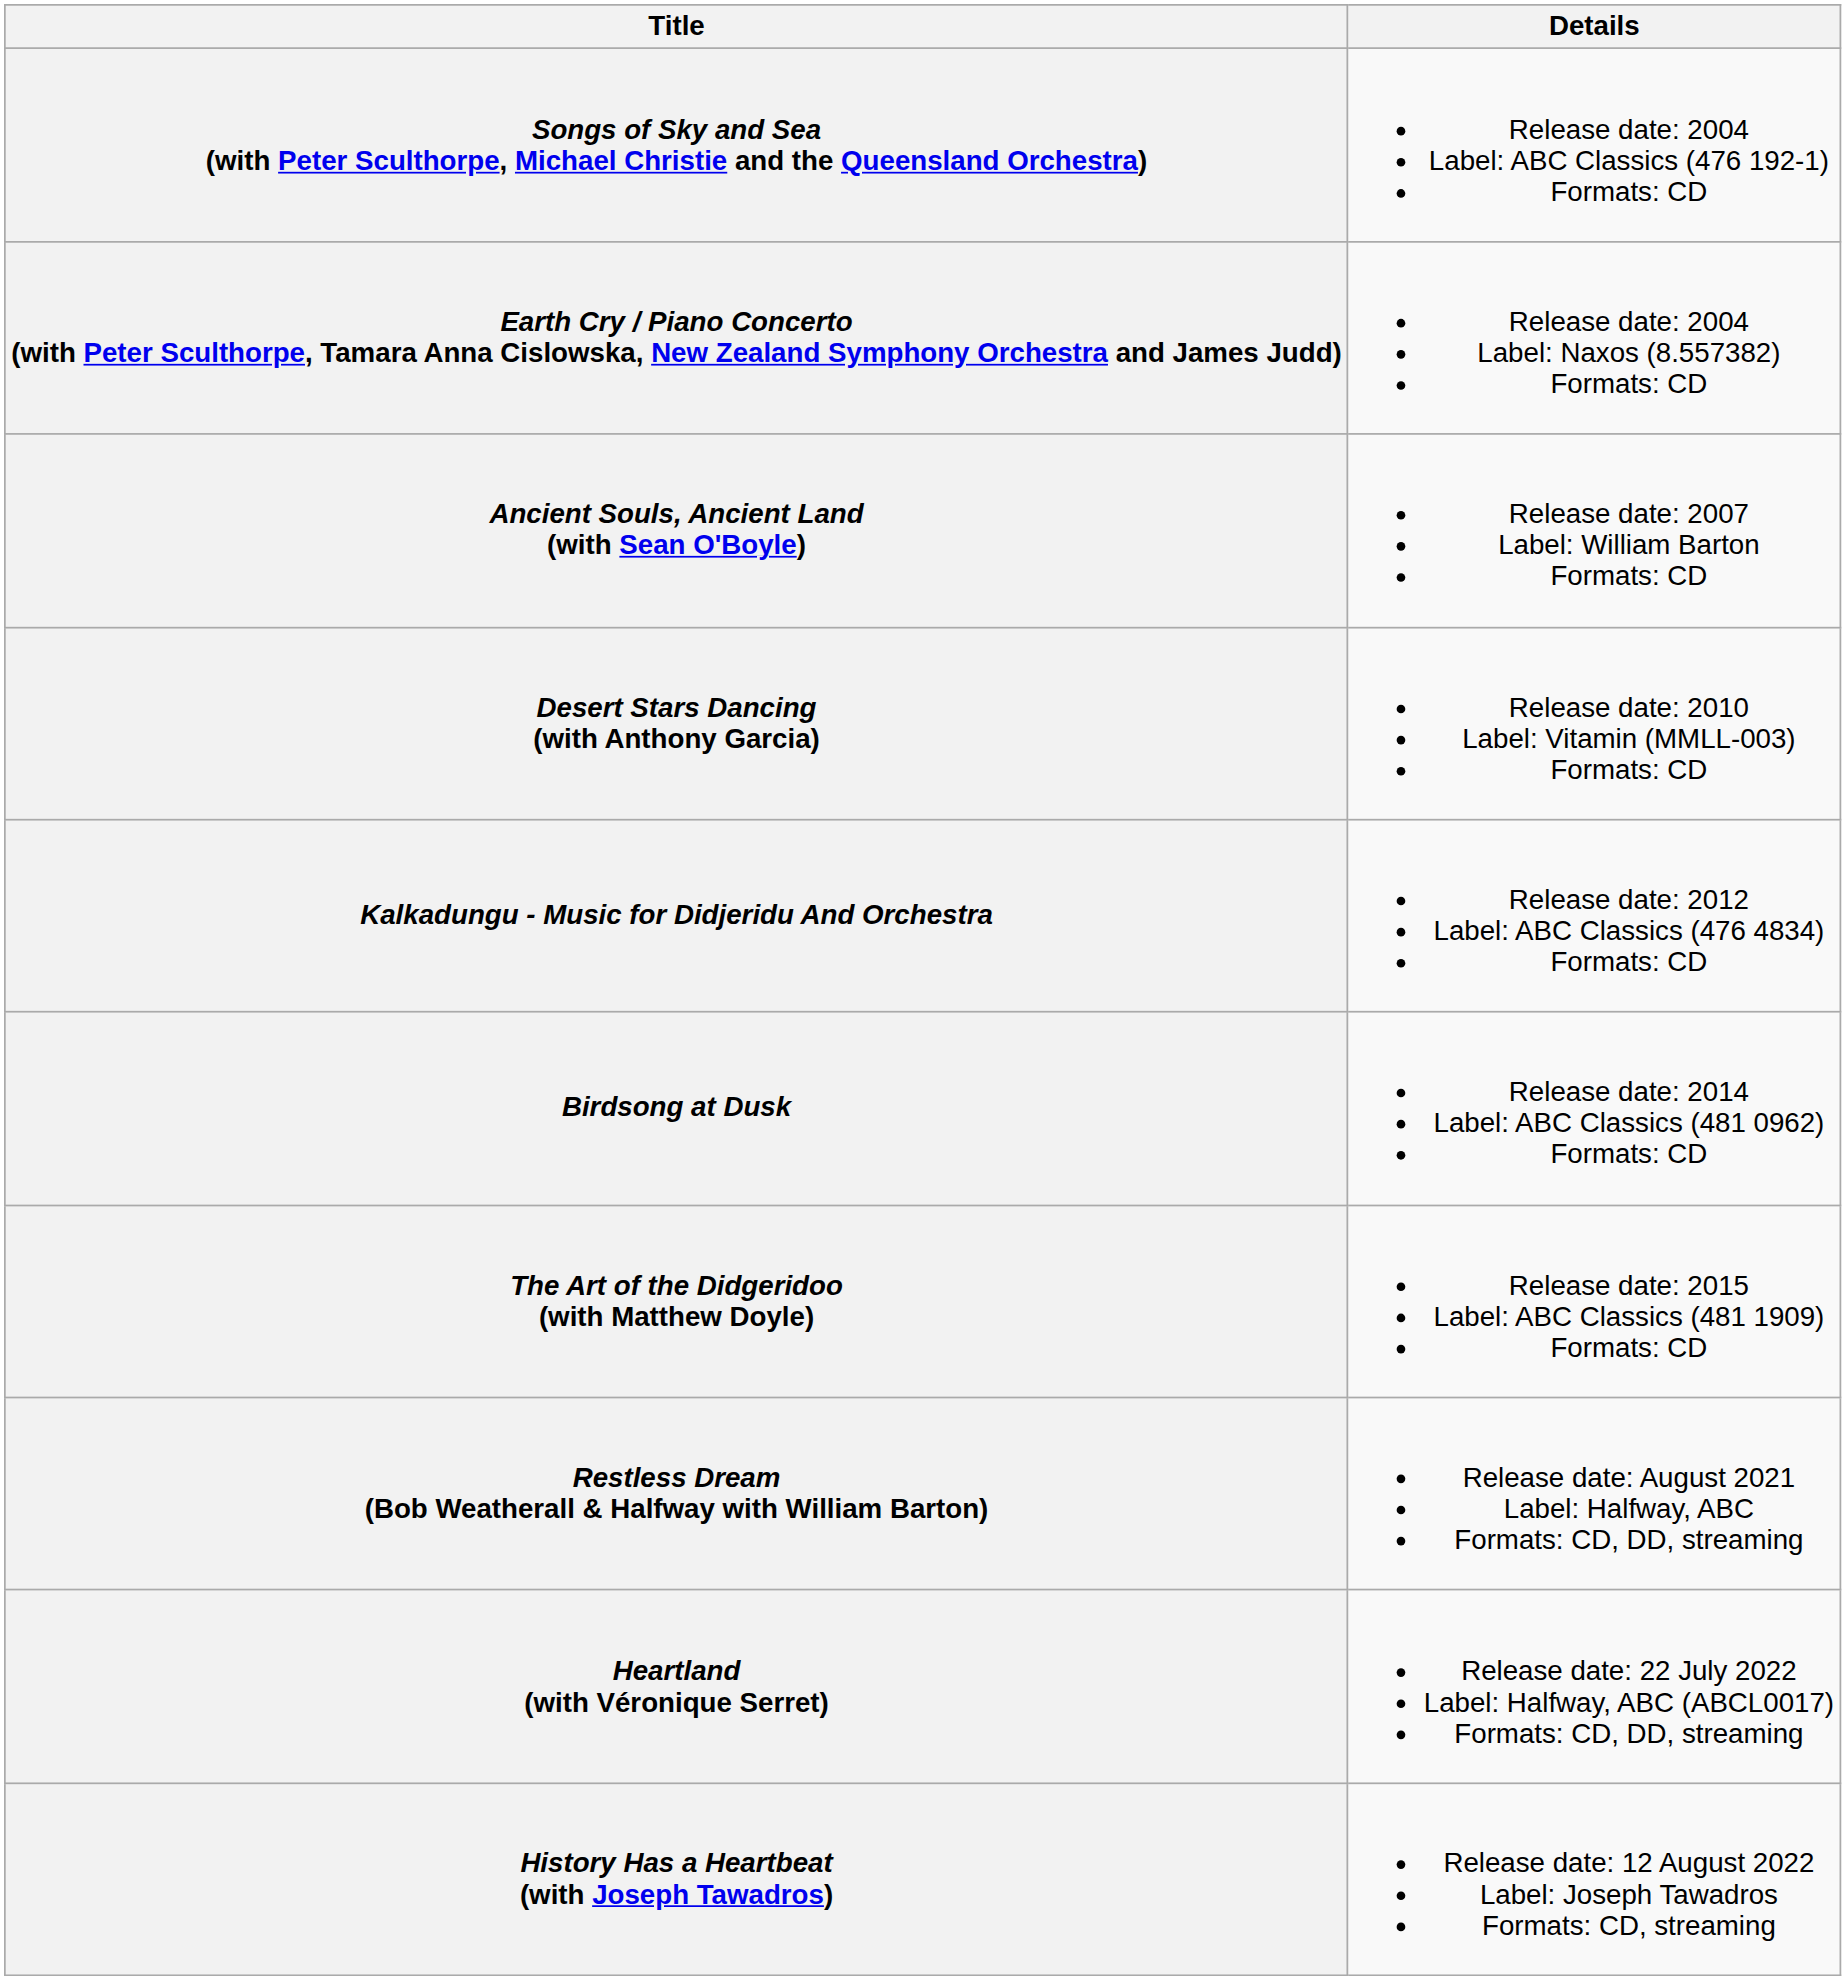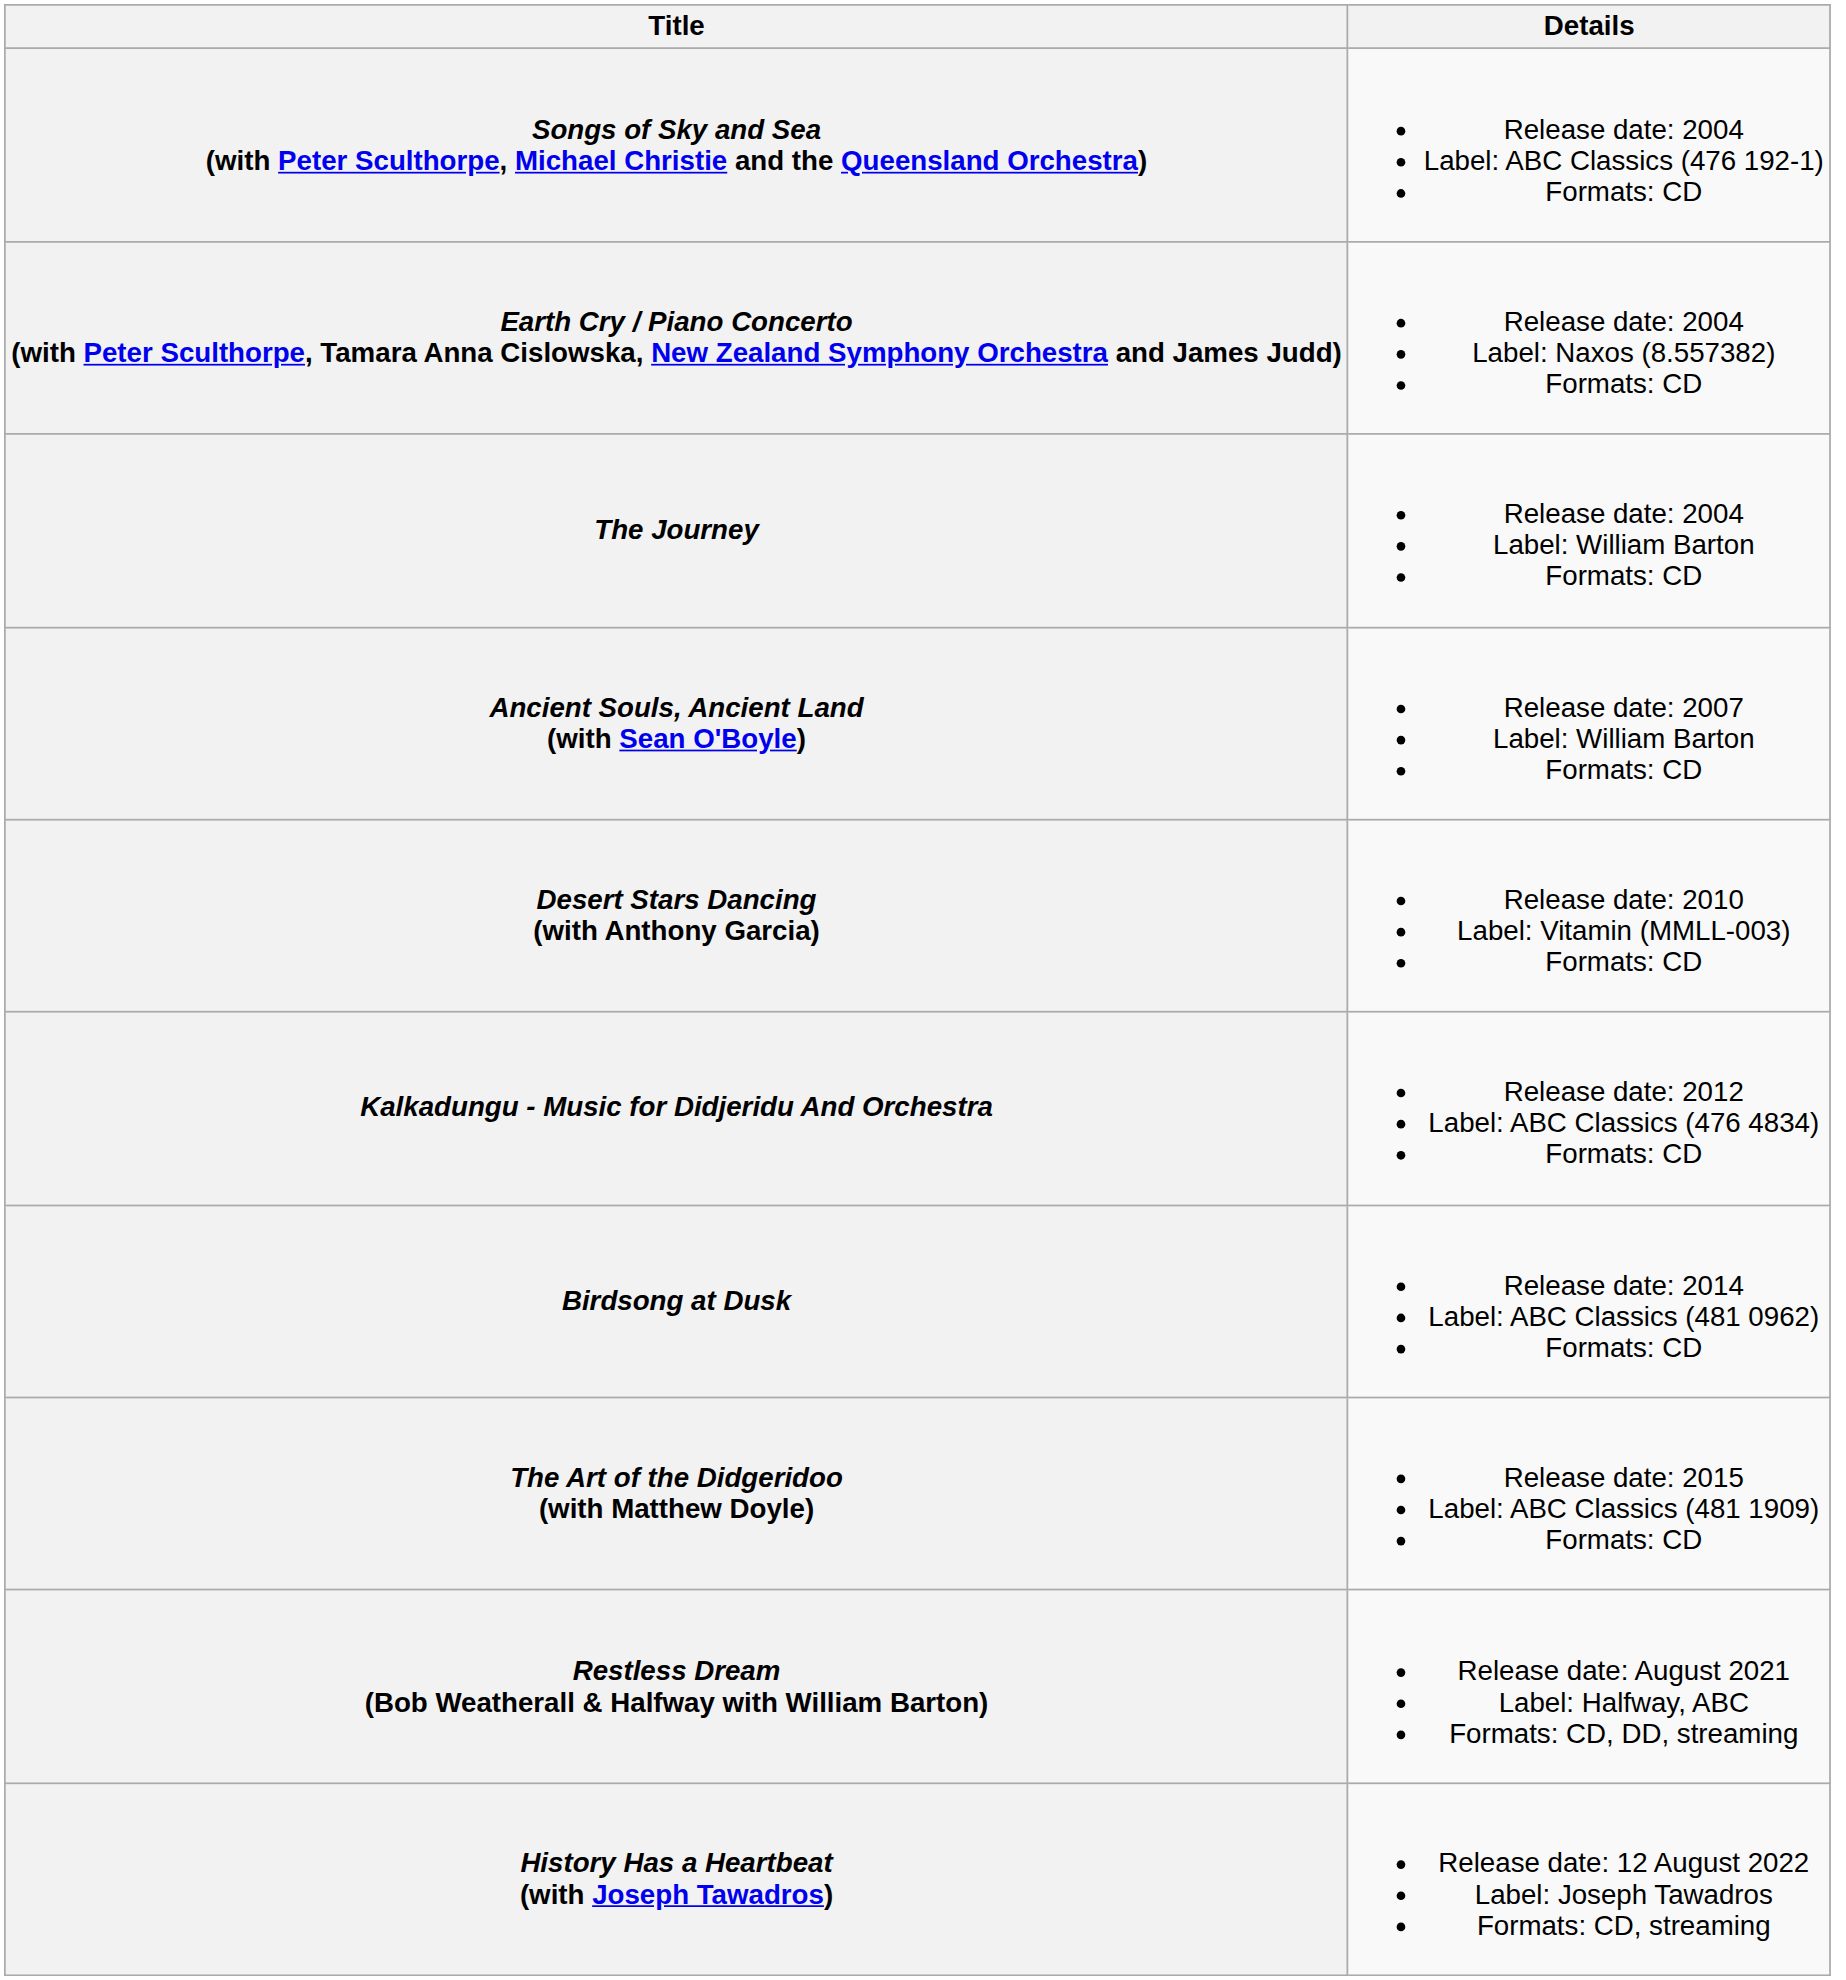+ row: (677, 530)
- row: (677, 1686)
